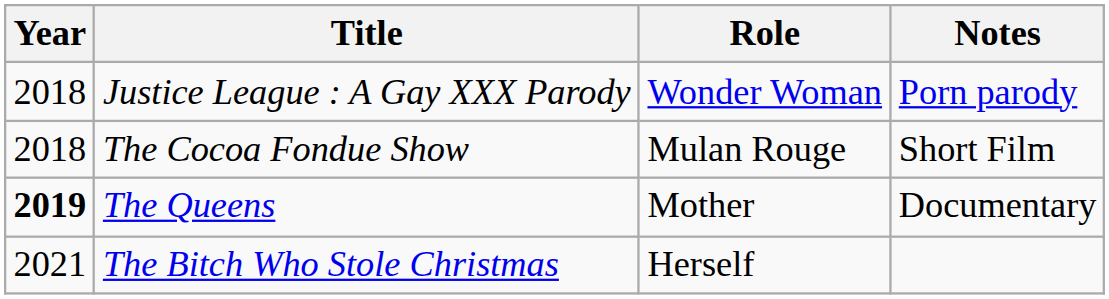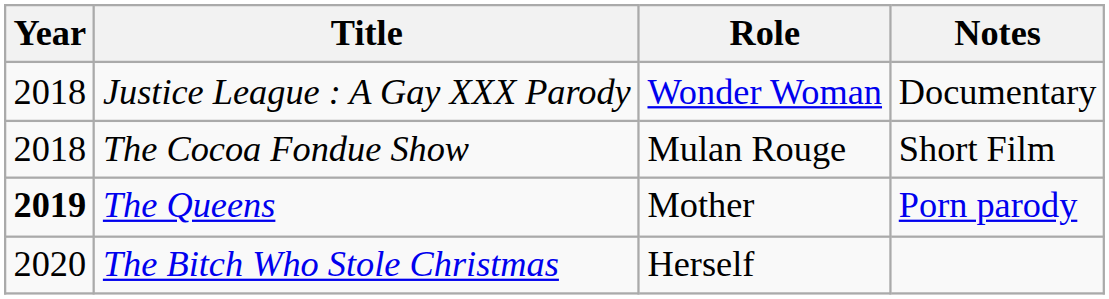(988, 90) Porn parody -> (998, 90) Documentary
(998, 206) Documentary -> (988, 206) Porn parody
(50, 263) 2021 -> (50, 263) 2020
